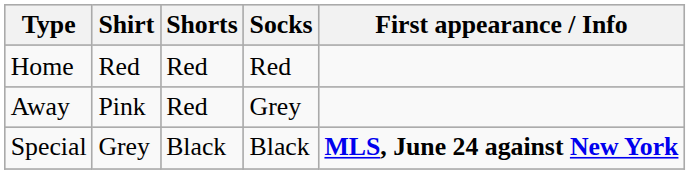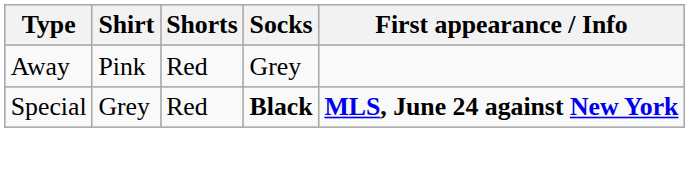- row: (42, 65)
(196, 147) Black -> (187, 106) Red
(280, 147) normal -> (281, 106) bold
